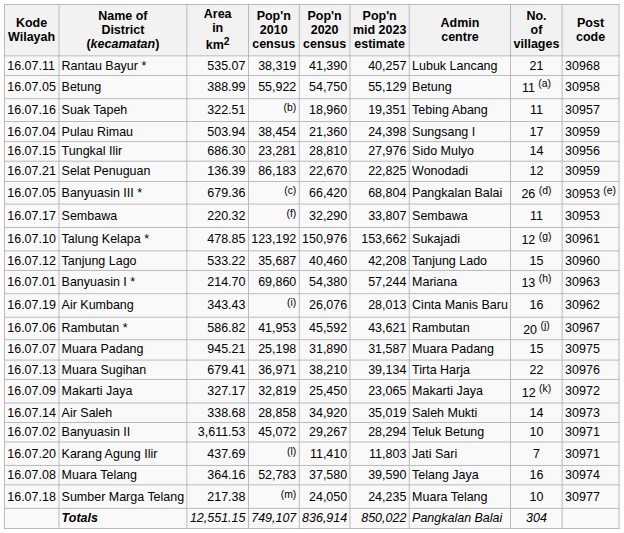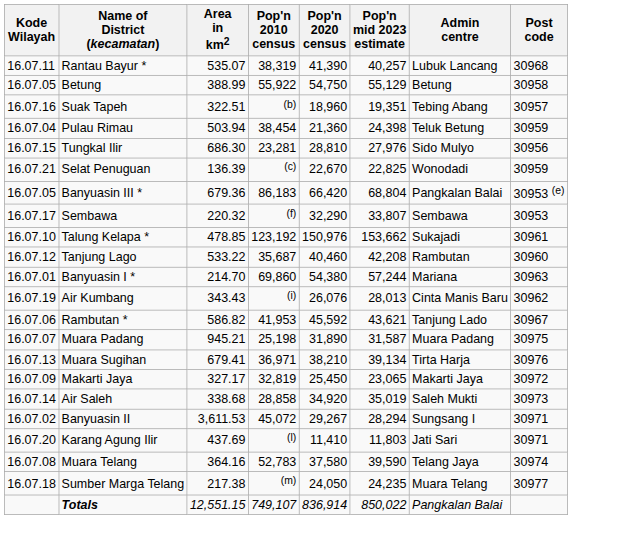- column: (536, 30)
(444, 131) Sungsang I -> (448, 128) Teluk Betung
(277, 171) 86,183 -> (290, 167) (c)
(290, 190) (c) -> (277, 192) 86,183
(450, 260) Tanjung Lado -> (441, 257) Rambutan
(441, 328) Rambutan -> (450, 320) Tanjung Lado
(448, 432) Teluk Betung -> (444, 418) Sungsang I
